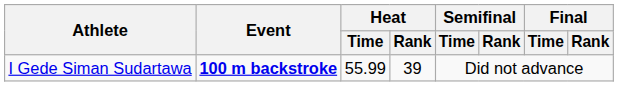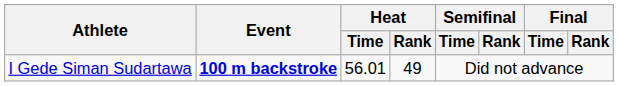(365, 68) 55.99 -> (365, 68) 56.01
(412, 68) 39 -> (412, 68) 49
